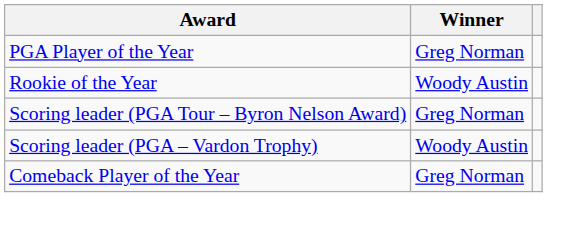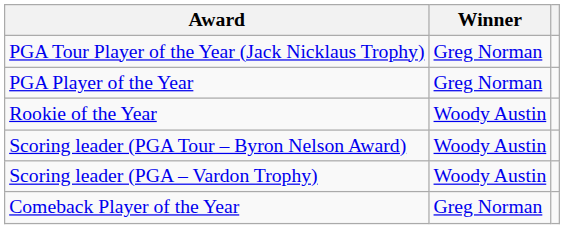+ row: (217, 51)
(470, 113) Greg Norman -> (490, 144) Woody Austin
